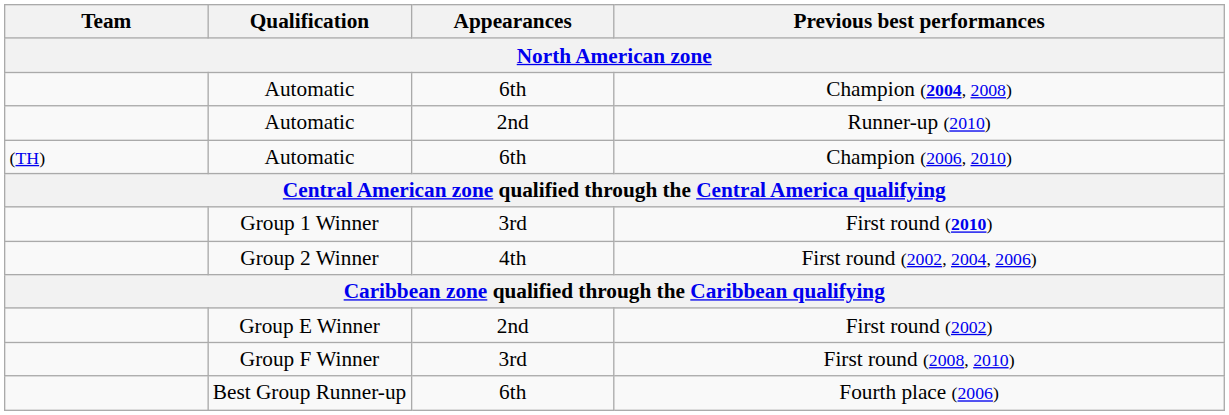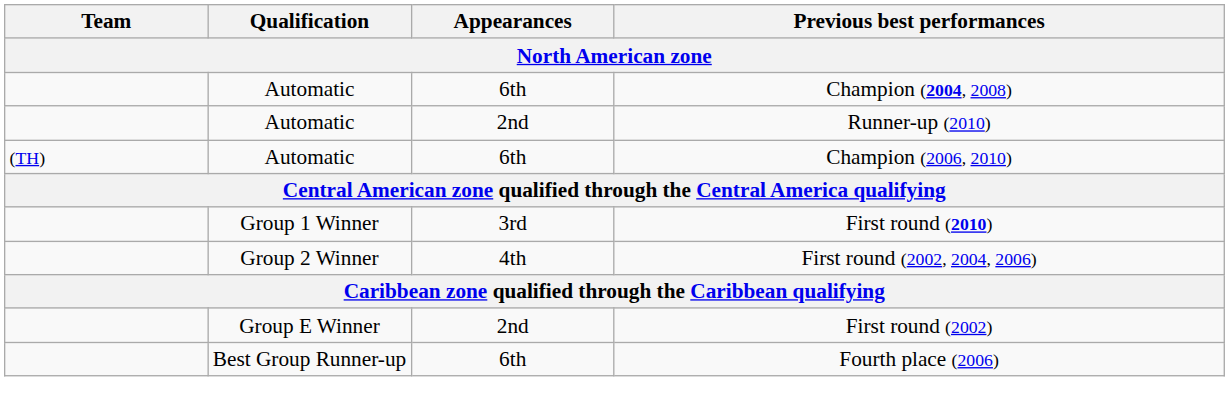- row: (919, 358)
